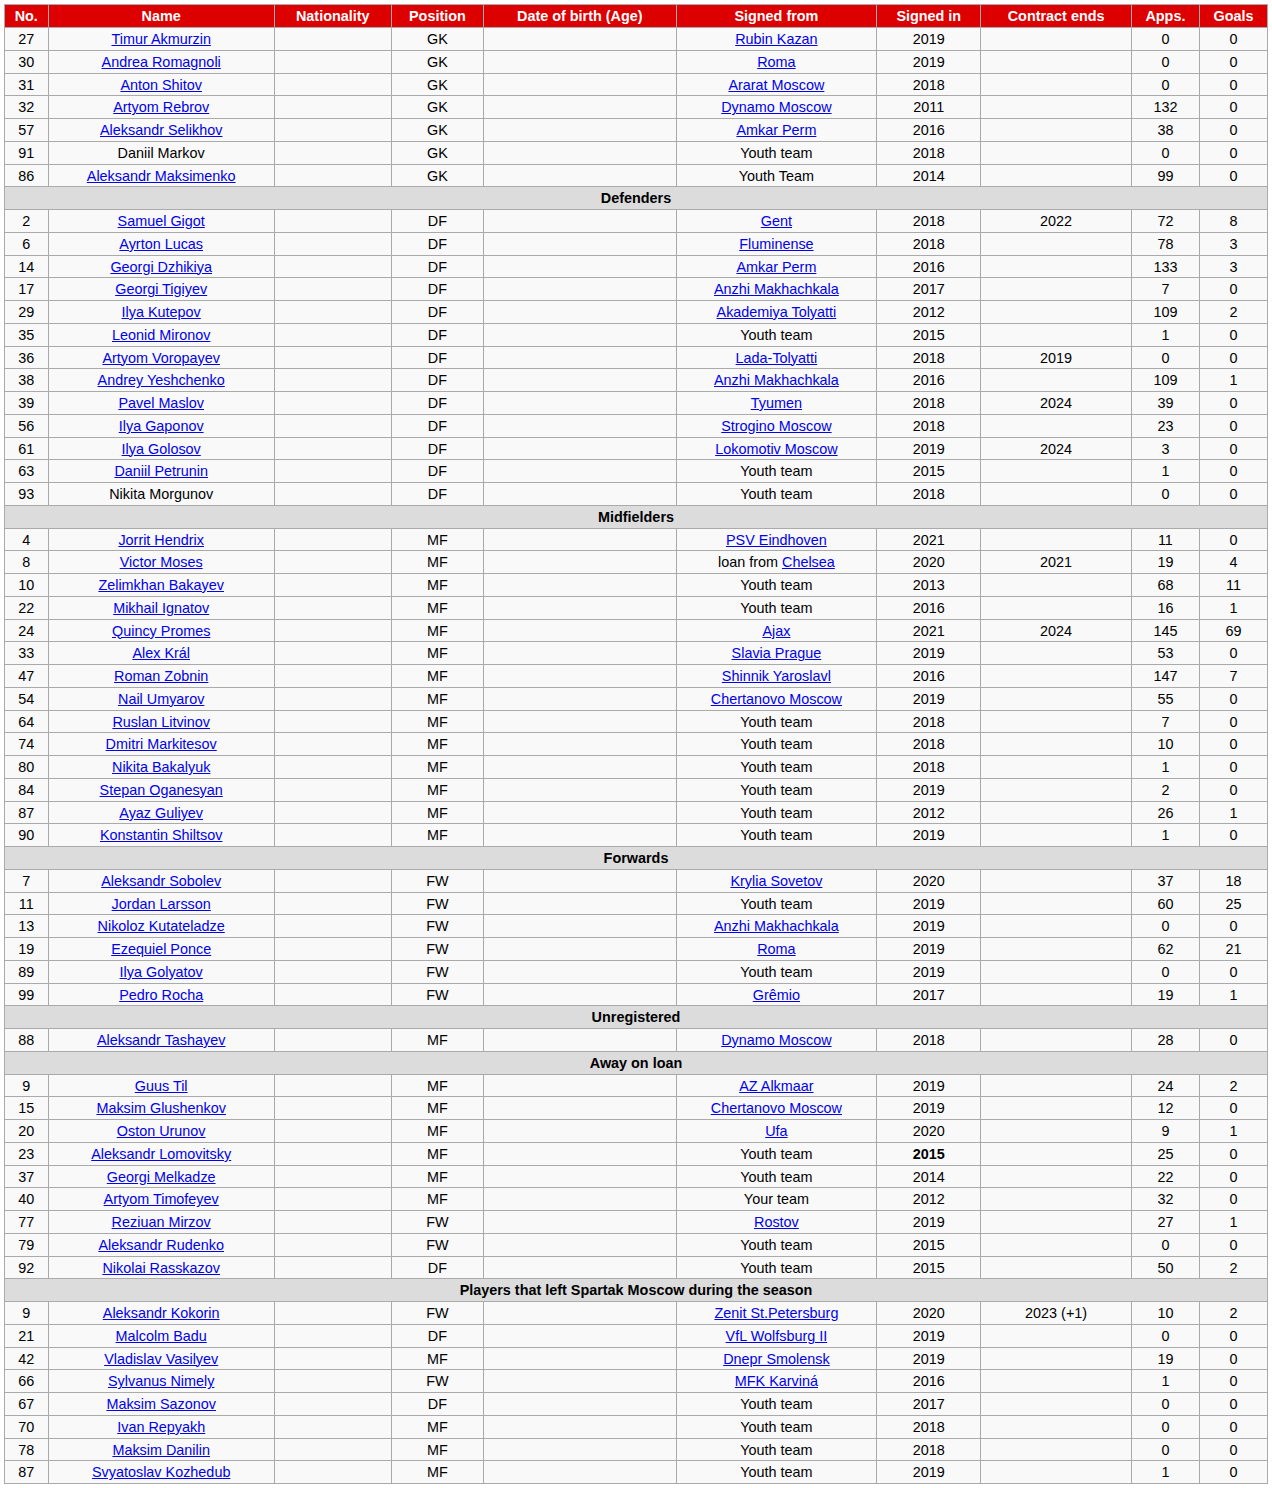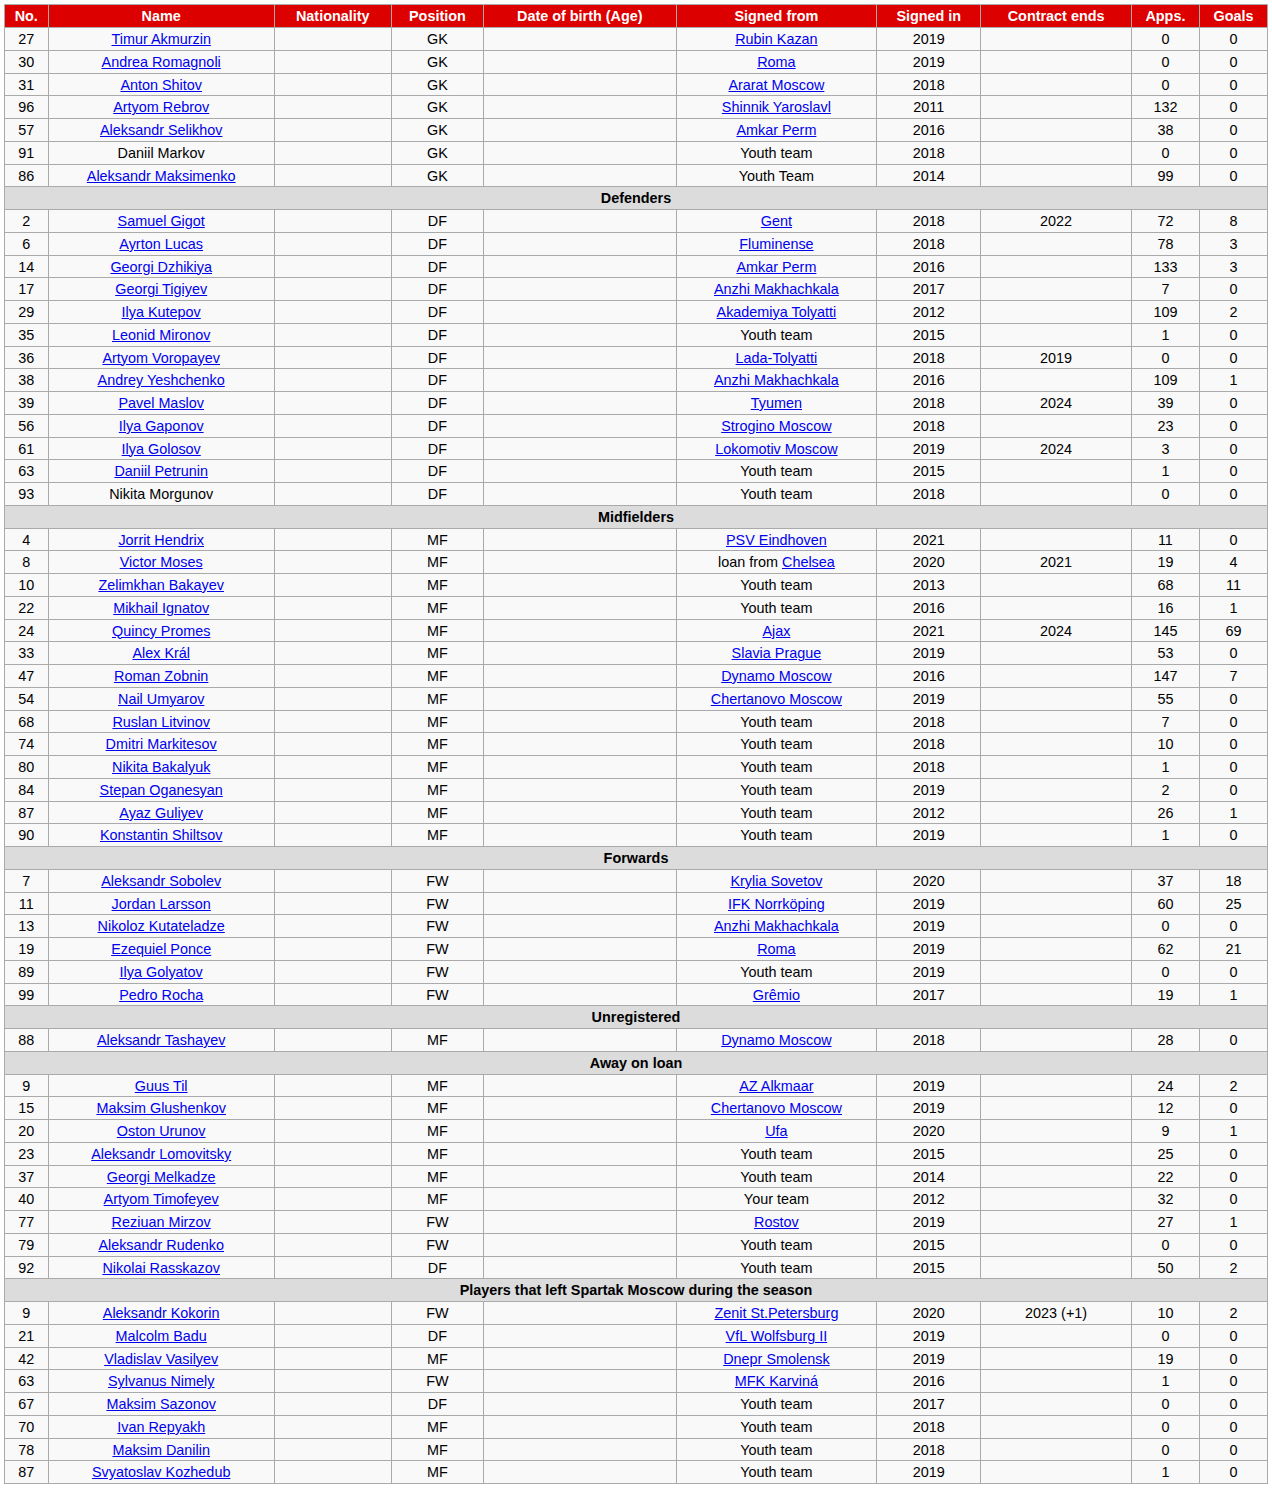(26, 107) 32 -> (26, 107) 96
(776, 107) Dynamo Moscow -> (776, 107) Shinnik Yaroslavl
(776, 676) Shinnik Yaroslavl -> (776, 676) Dynamo Moscow
(26, 722) 64 -> (26, 722) 68
(776, 904) Youth team -> (776, 904) IFK Norrköping
(929, 1154) bold -> (929, 1154) normal
(26, 1381) 66 -> (26, 1381) 63
